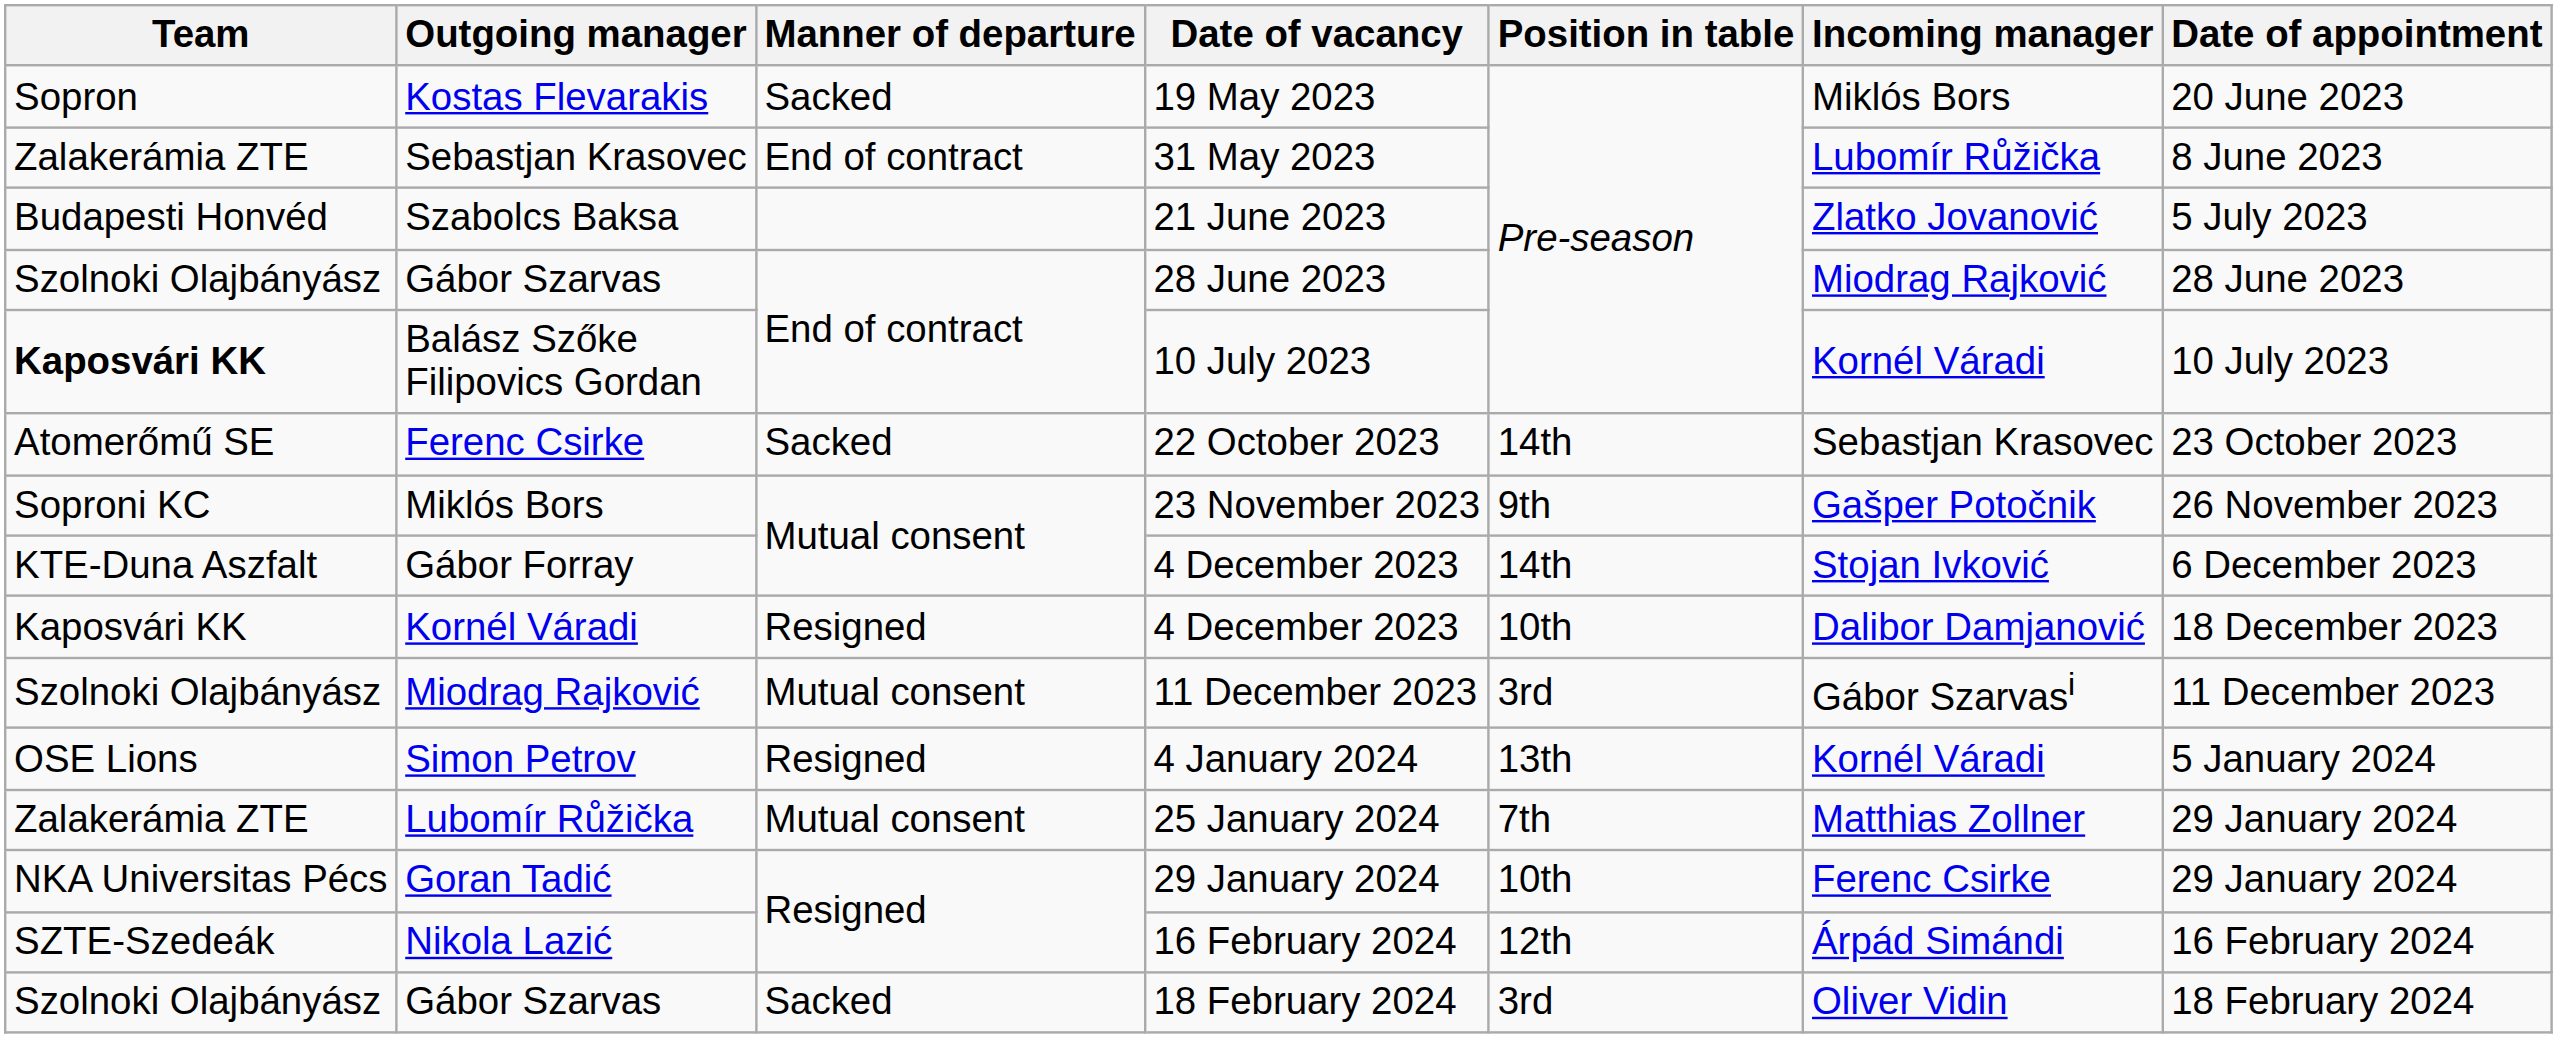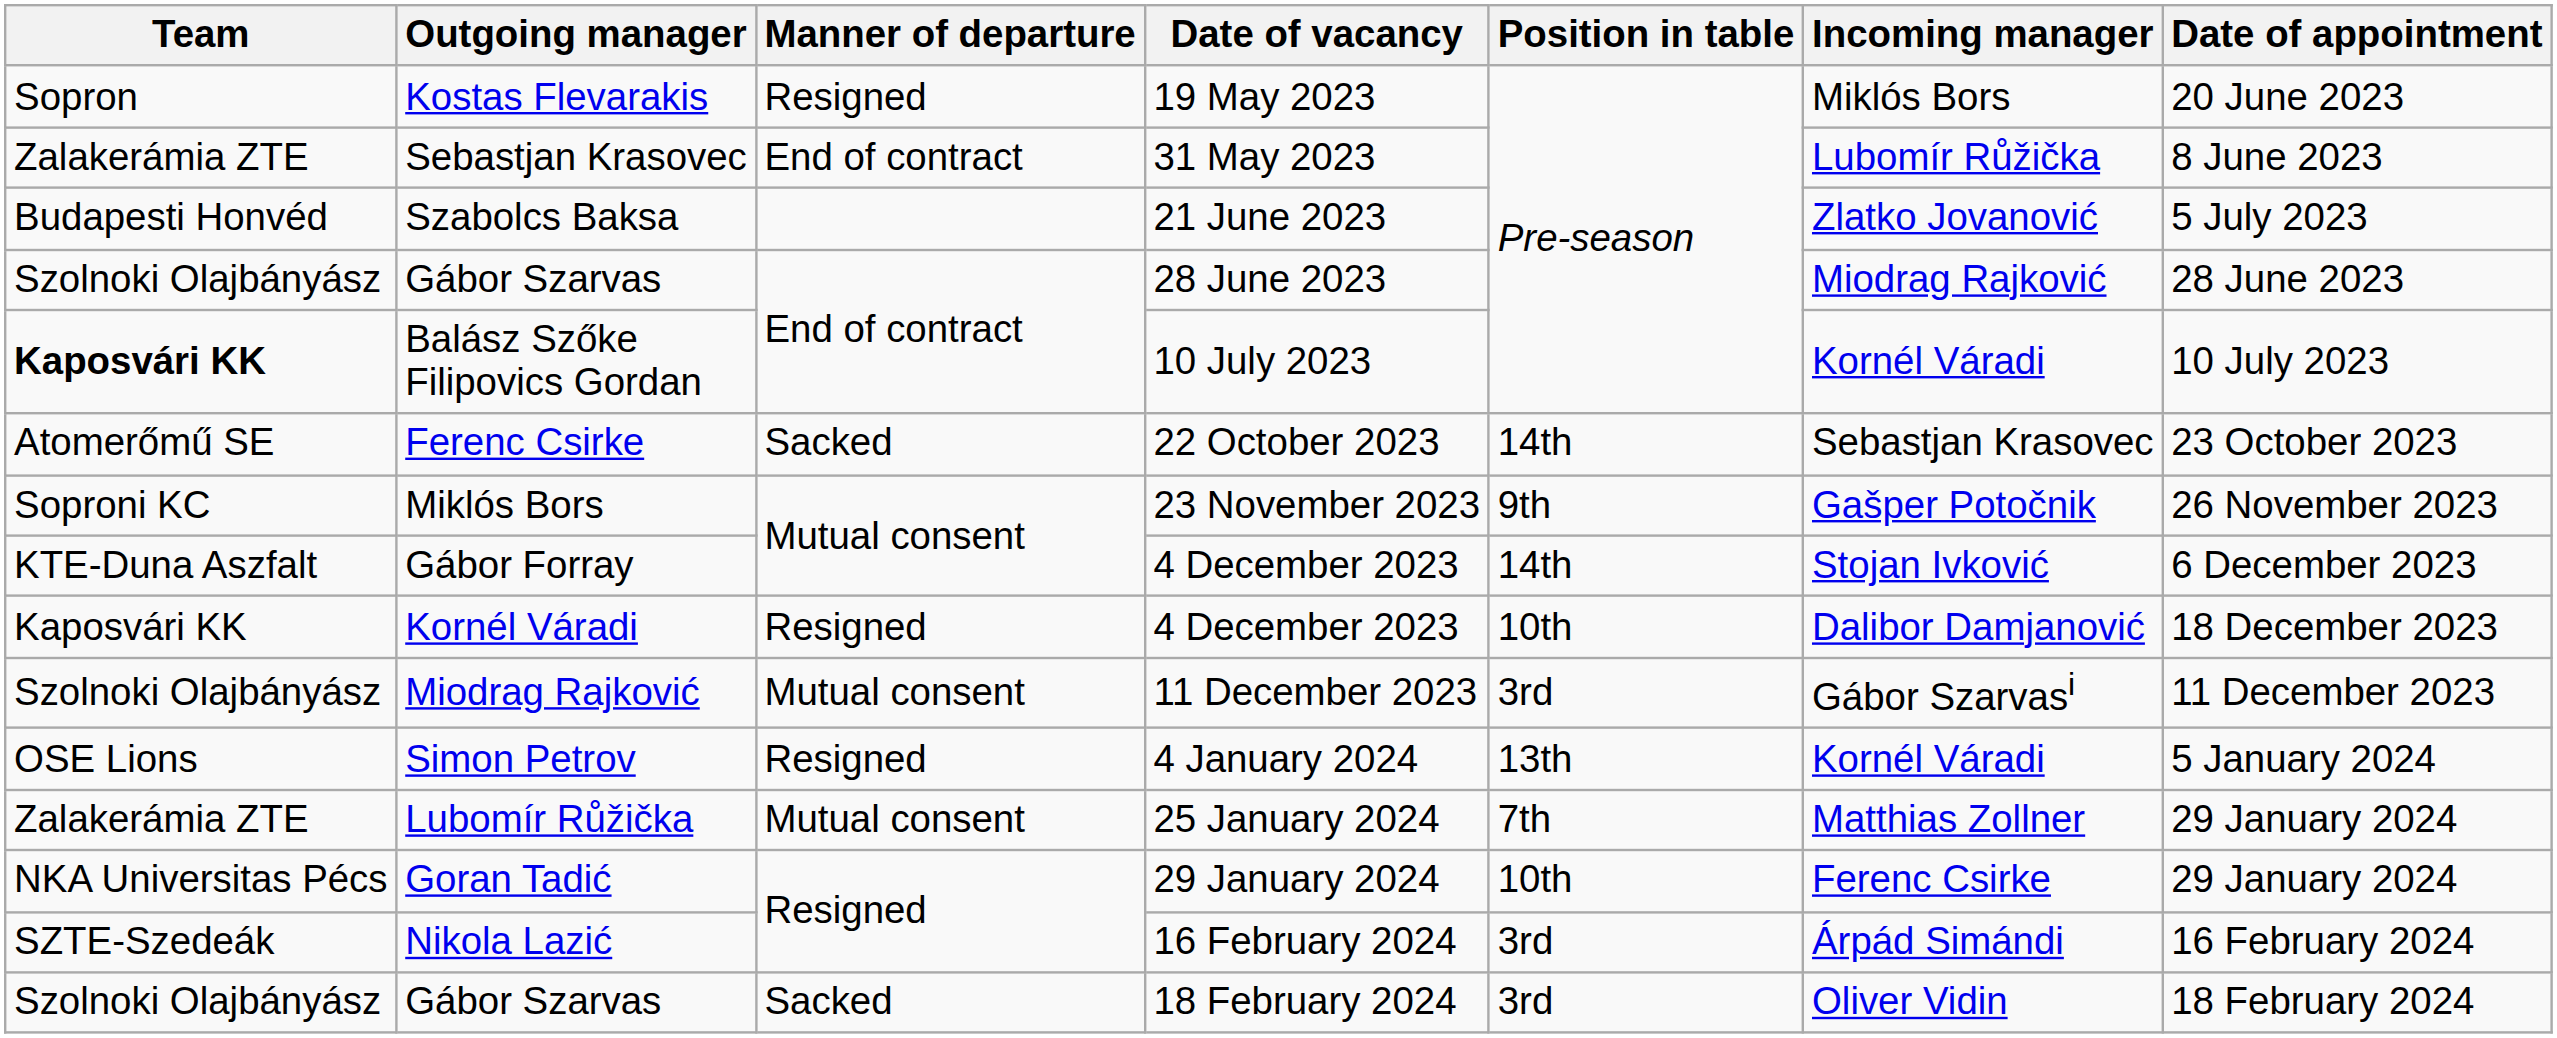(829, 95) Sacked -> (846, 95) Resigned
(1535, 941) 12th -> (1525, 941) 3rd
